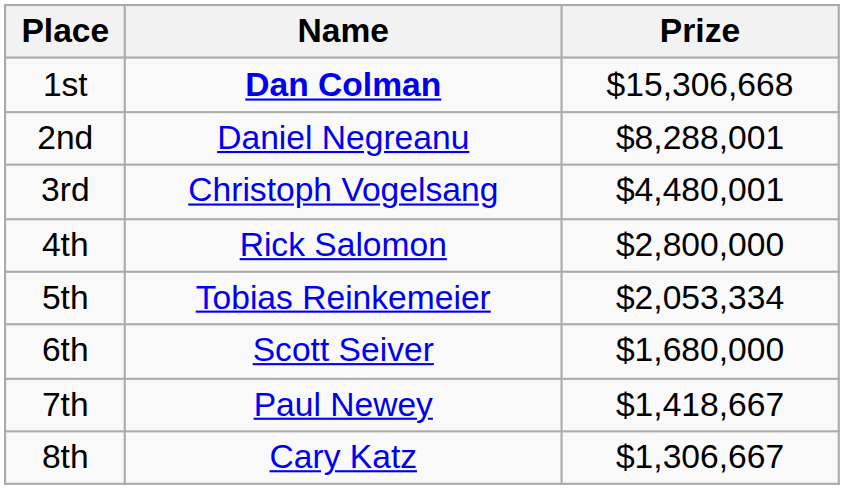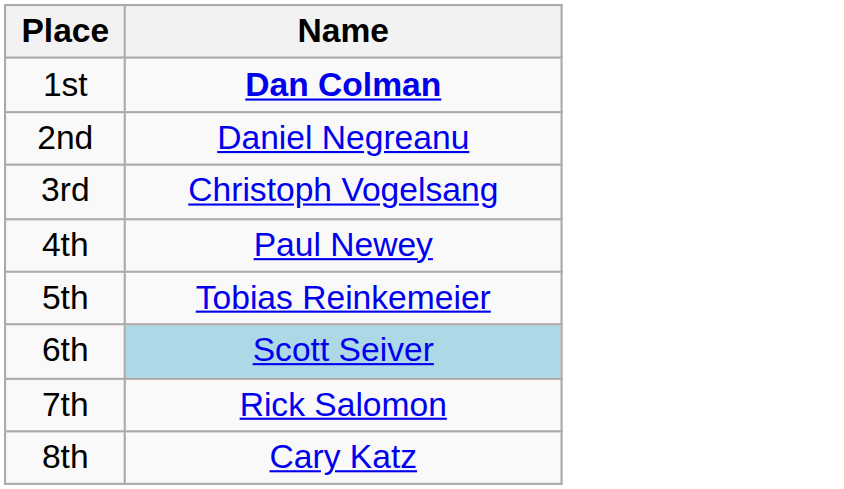- column: (700, 31)
(343, 244) Rick Salomon -> (343, 244) Paul Newey
(343, 350) no background -> (343, 350) lightblue background
(343, 404) Paul Newey -> (343, 404) Rick Salomon
